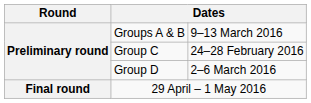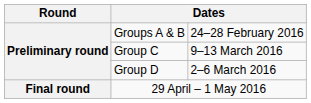(236, 32) 9–13 March 2016 -> (247, 32) 24–28 February 2016
(247, 51) 24–28 February 2016 -> (236, 51) 9–13 March 2016
